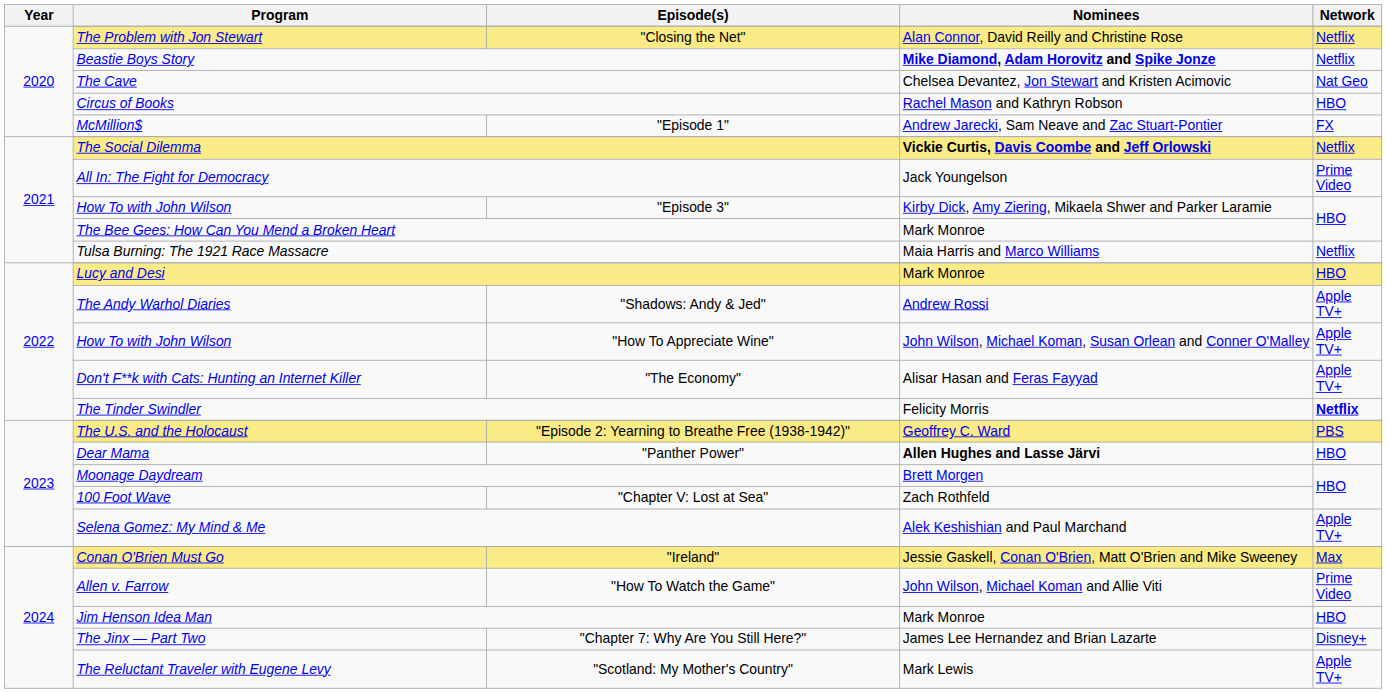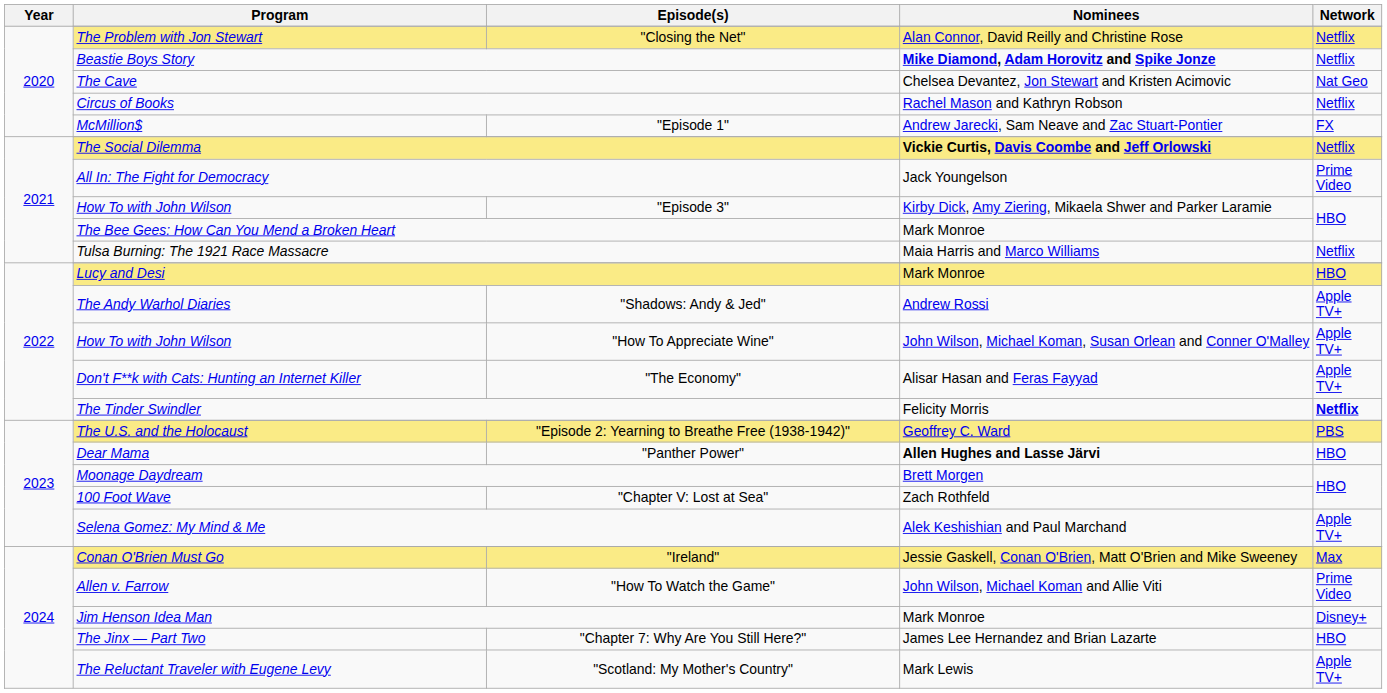(1331, 103) HBO -> (1335, 103) Netflix
(1331, 617) HBO -> (1341, 617) Disney+
(1341, 639) Disney+ -> (1331, 639) HBO
